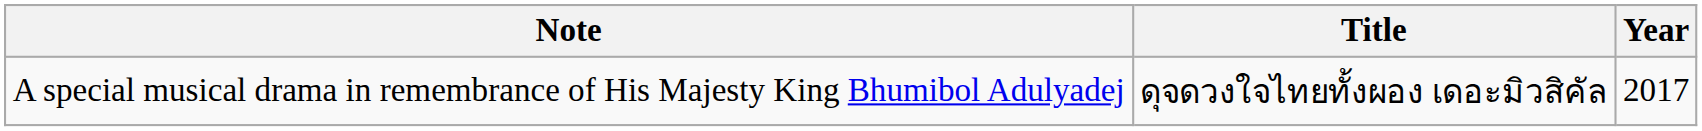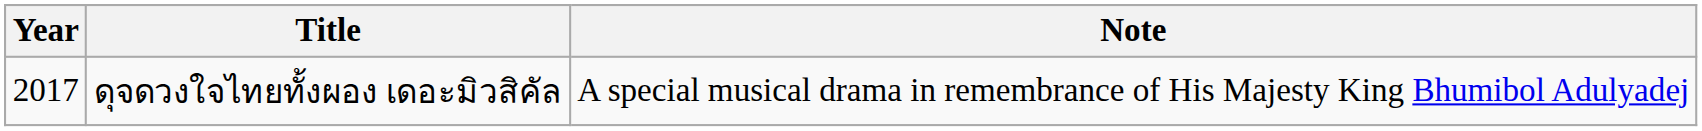columns swapped: (1656, 30) <-> (569, 30)
